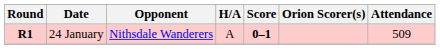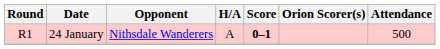(25, 34) bold -> (25, 34) normal
(402, 34) 509 -> (402, 34) 500
